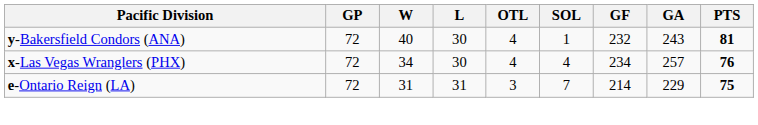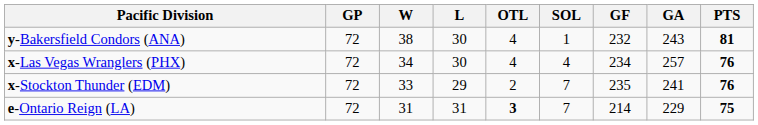(406, 39) 40 -> (406, 39) 38
+ row: (89, 85)
(513, 85) normal -> (513, 108) bold
